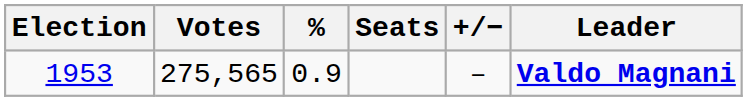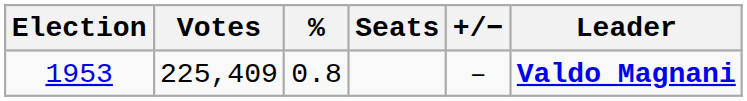(219, 74) 275,565 -> (219, 74) 225,409
(317, 74) 0.9 -> (317, 74) 0.8
